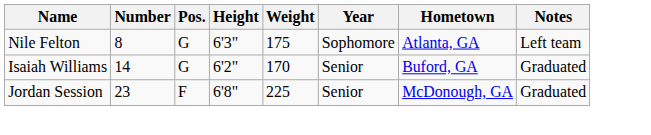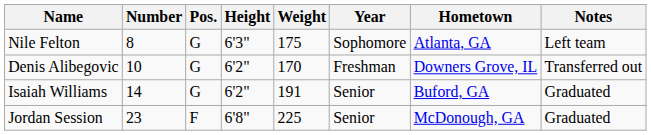+ row: (63, 67)
(278, 67) 170 -> (289, 92) 191
